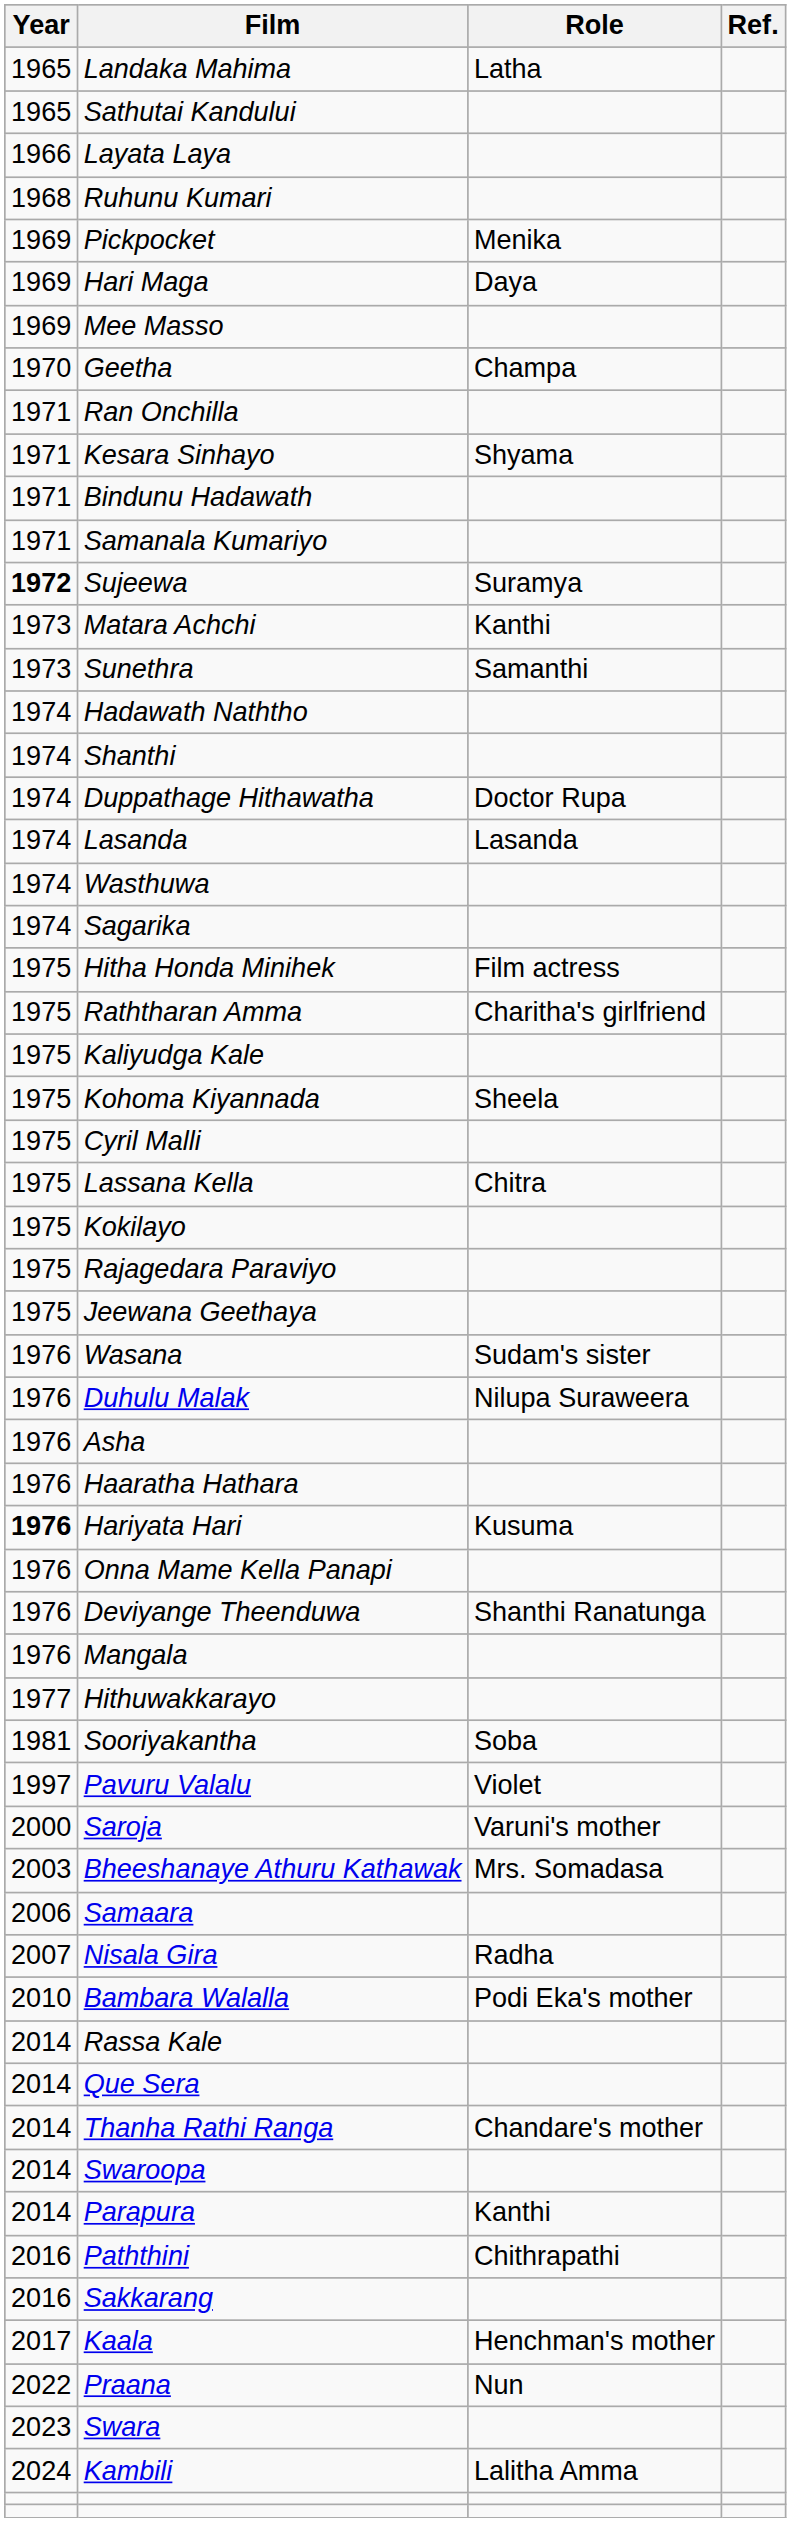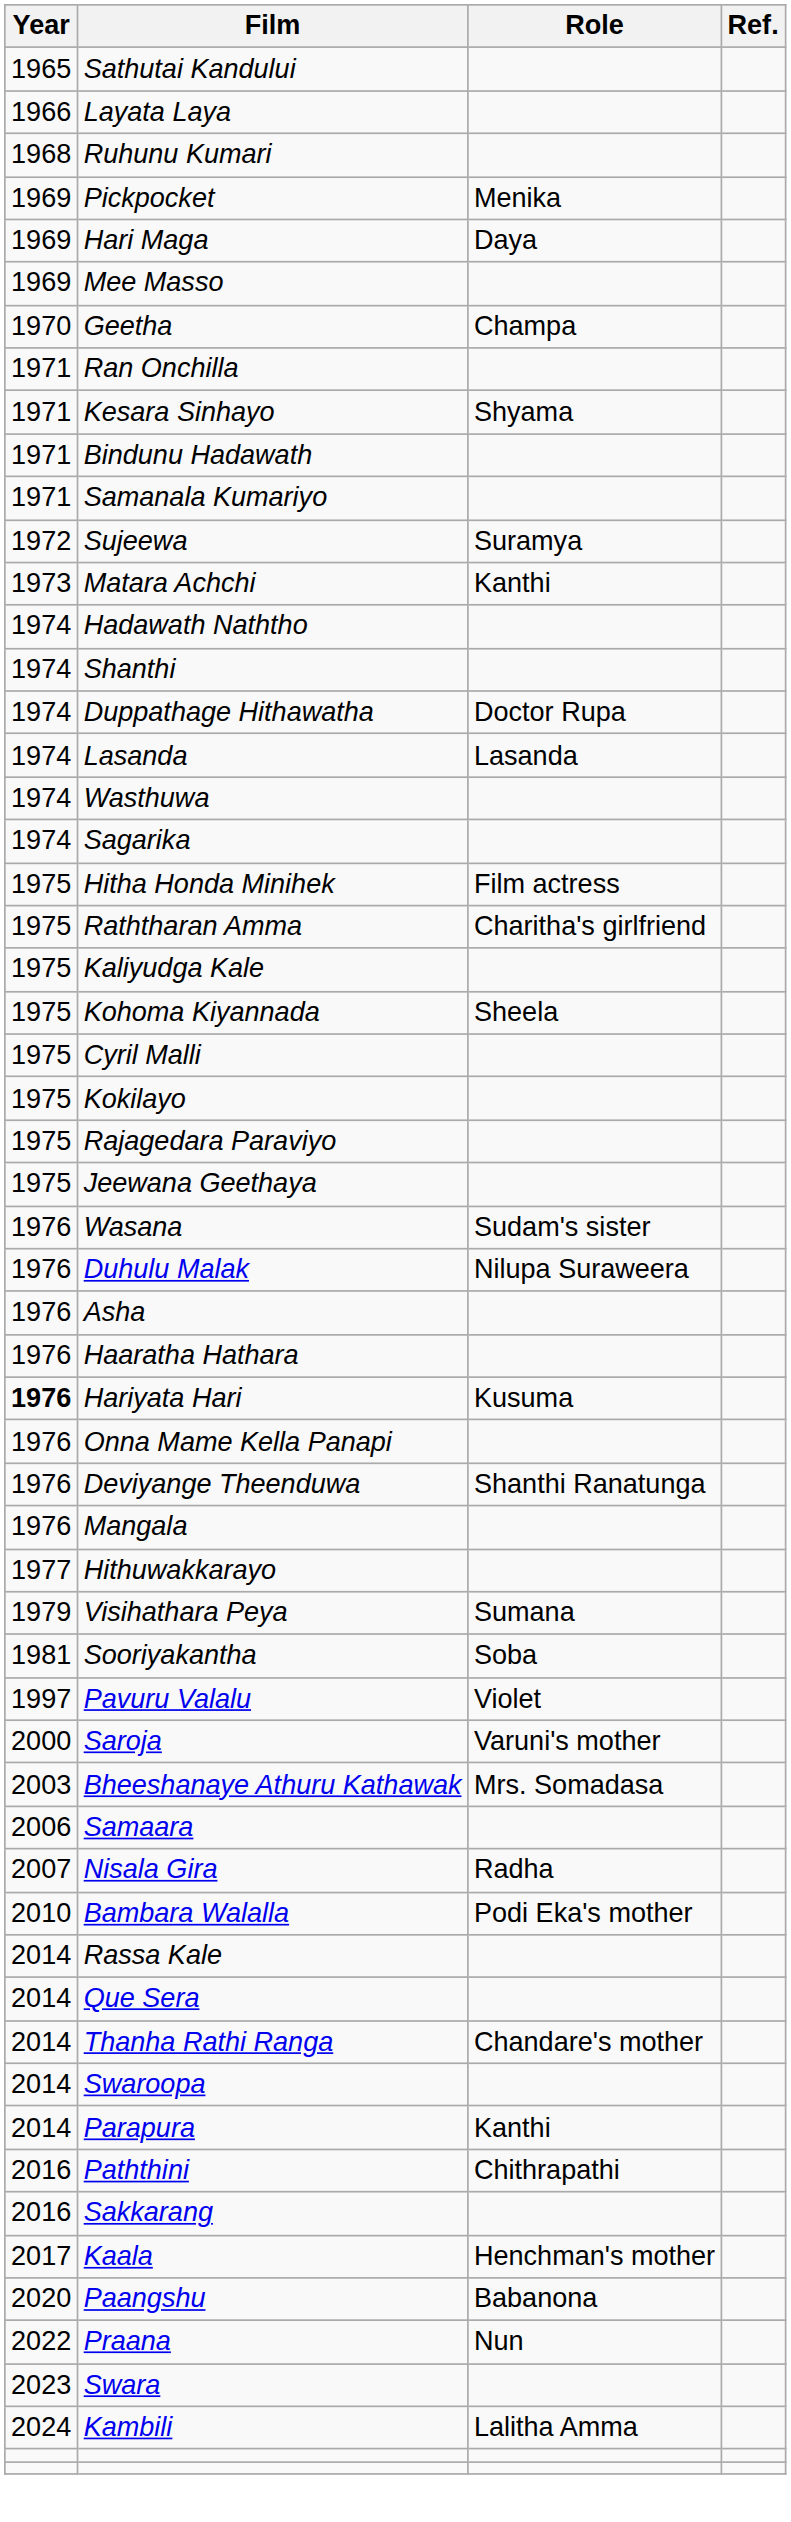- row: (187, 68)
(41, 583) bold -> (41, 540) normal
- row: (139, 669)
- row: (169, 1183)
+ row: (186, 1612)
+ row: (145, 2298)
